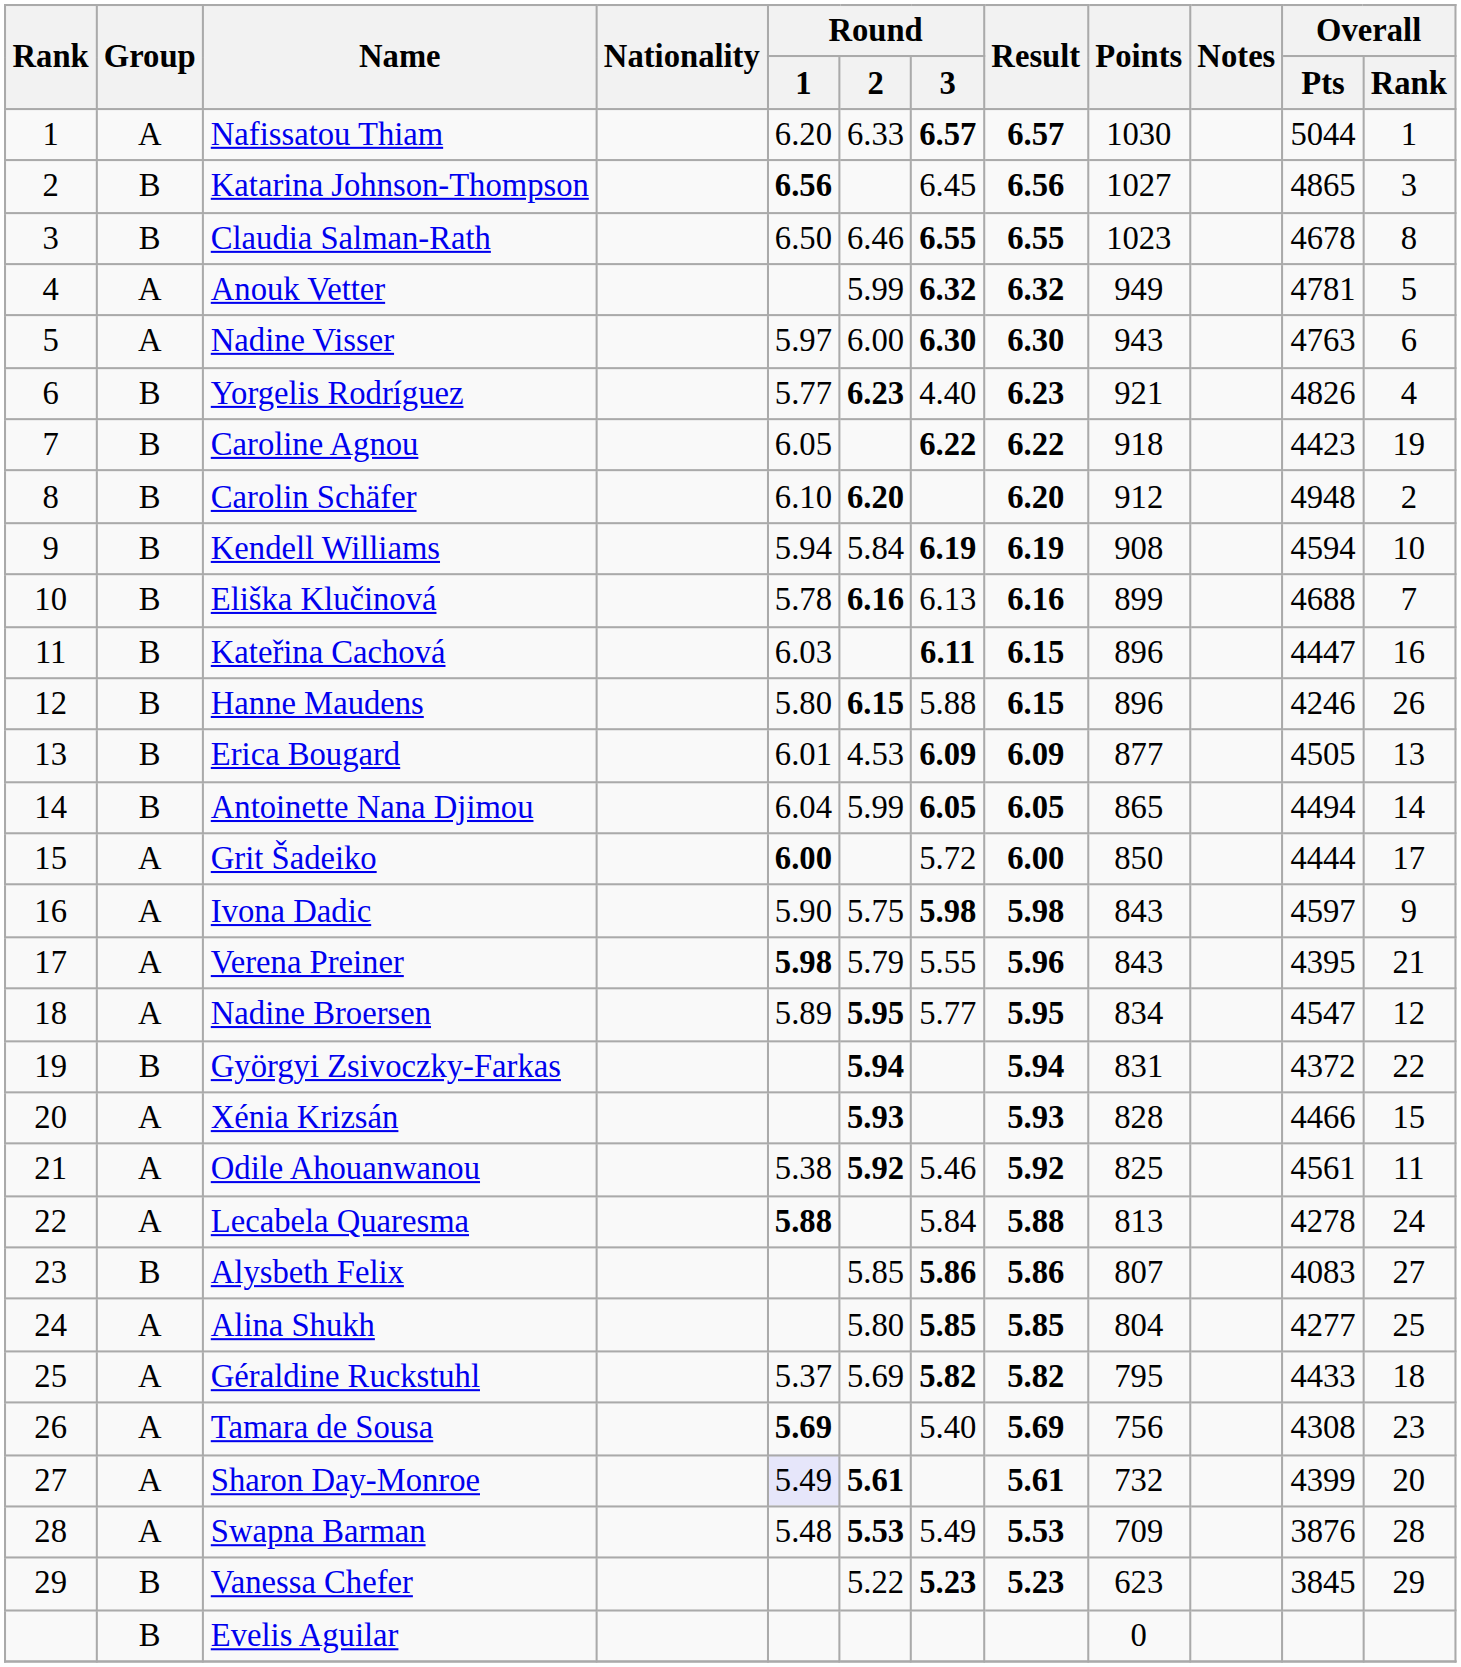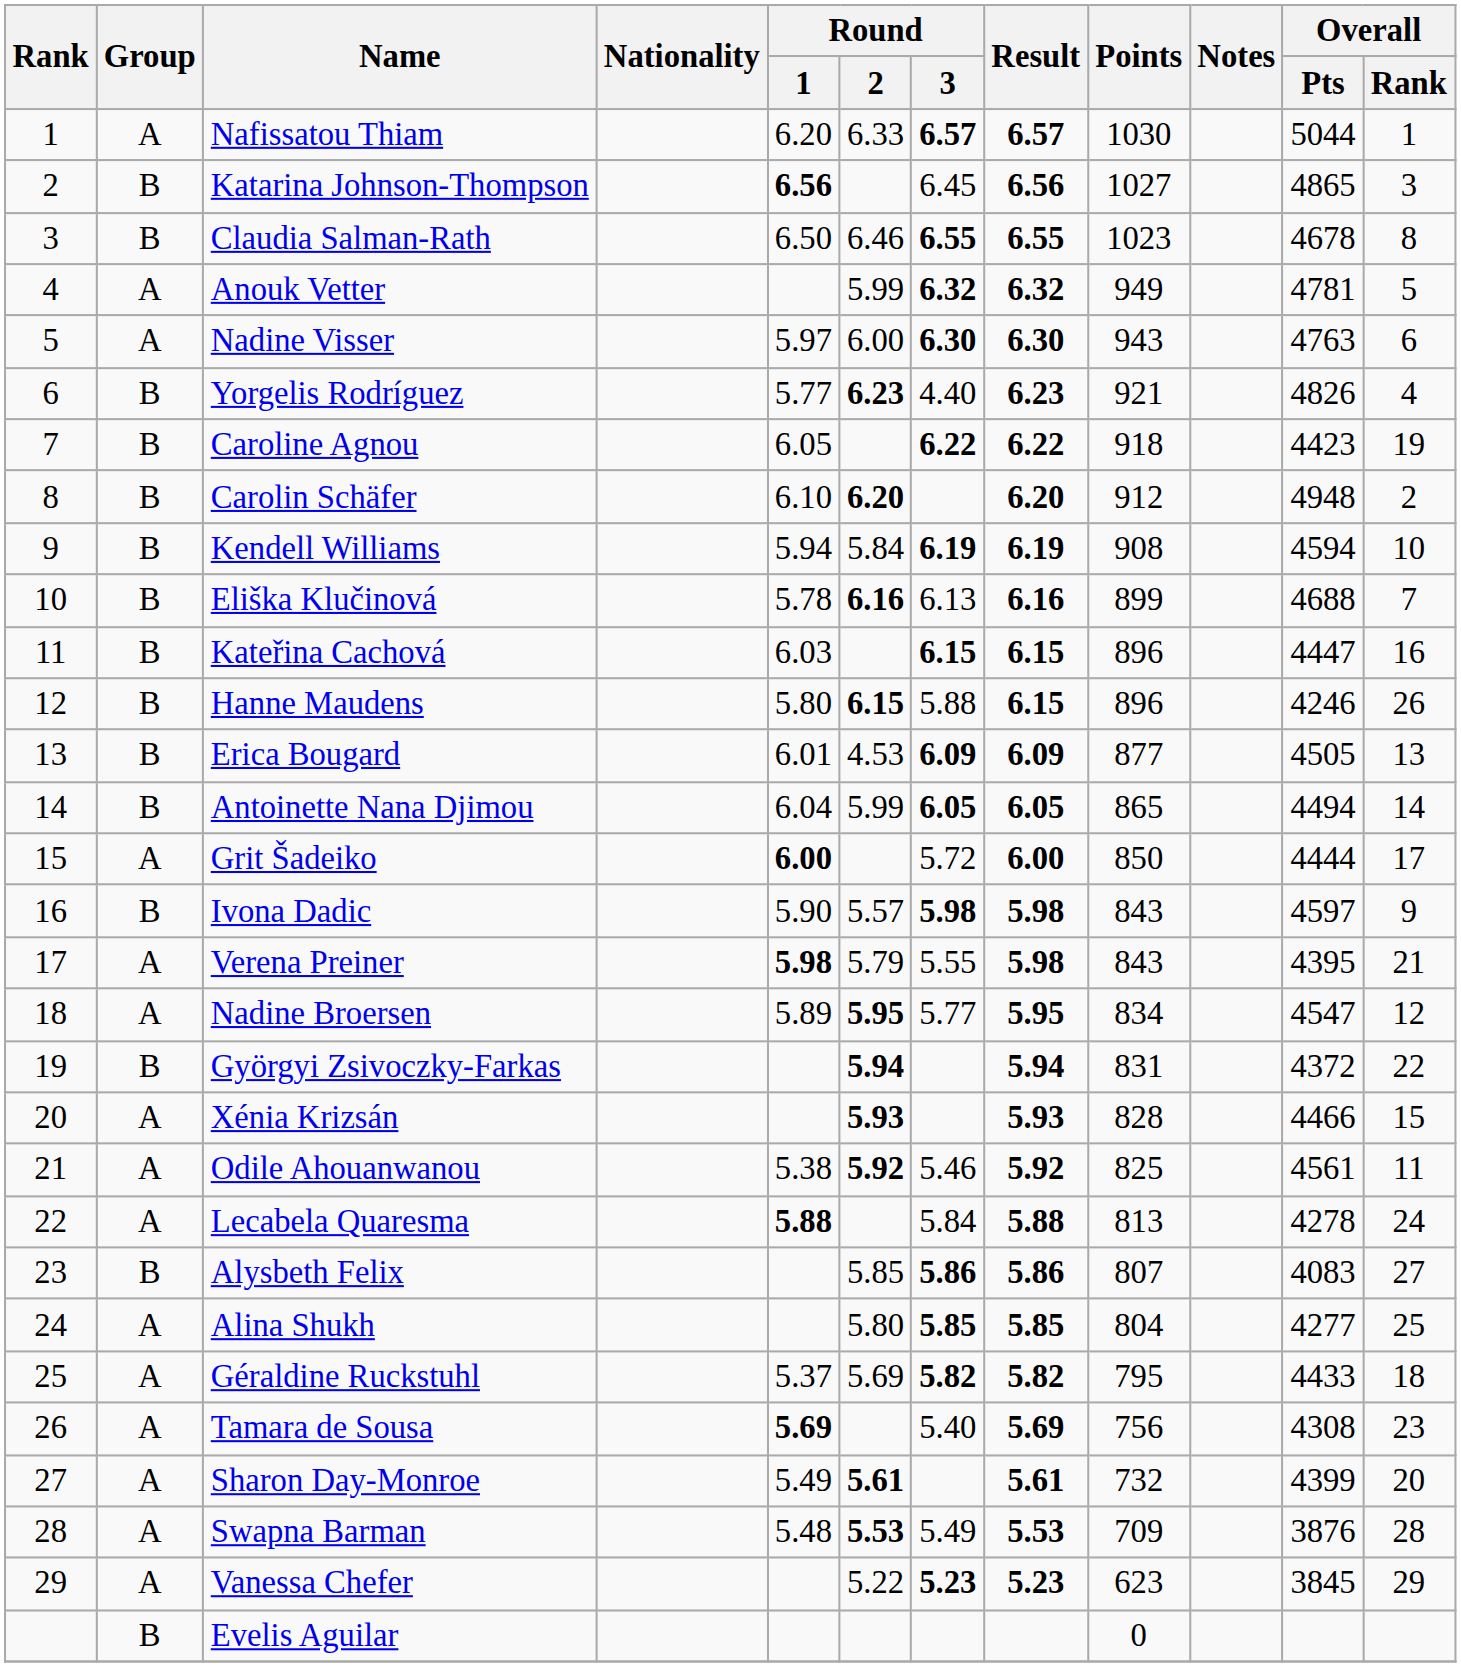(948, 651) 6.11 -> (948, 651) 6.15
(150, 910) A -> (150, 910) B
(876, 910) 5.75 -> (876, 910) 5.57
(1036, 962) 5.96 -> (1036, 962) 5.98
(803, 1479) lavender background -> (803, 1479) no background
(150, 1583) B -> (150, 1583) A
